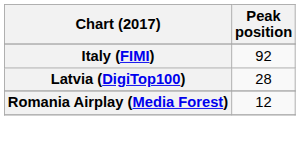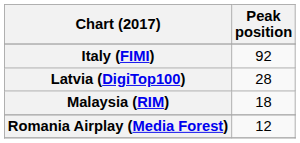+ row: (118, 102)
